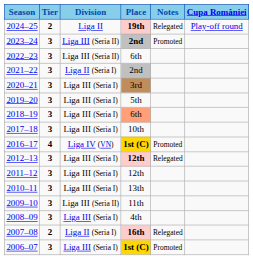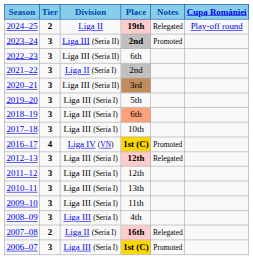(91, 85) Liga III (Seria I) -> (91, 85) Liga III (Seria II)
(91, 203) Liga III (Seria II) -> (91, 203) Liga III (Seria I)
